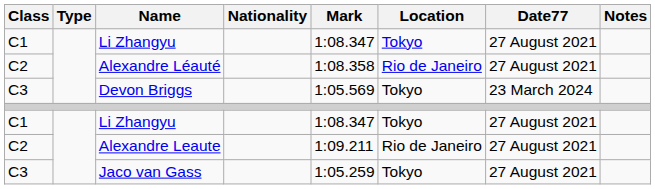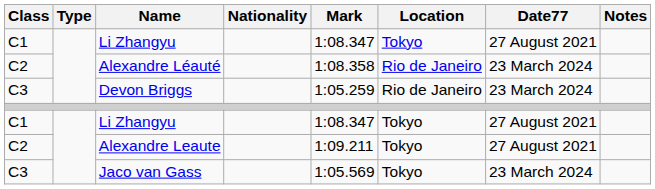(543, 66) 27 August 2021 -> (541, 66) 23 March 2024
(344, 90) 1:05.569 -> (344, 90) 1:05.259
(402, 90) Tokyo -> (432, 90) Rio de Janeiro
(432, 147) Rio de Janeiro -> (402, 147) Tokyo
(344, 171) 1:05.259 -> (344, 171) 1:05.569
(543, 171) 27 August 2021 -> (541, 171) 23 March 2024
